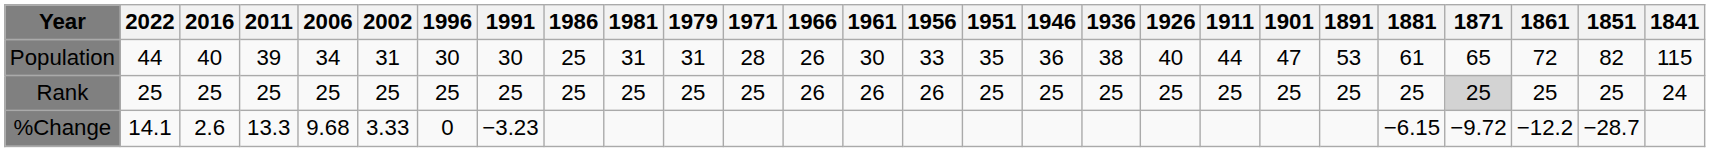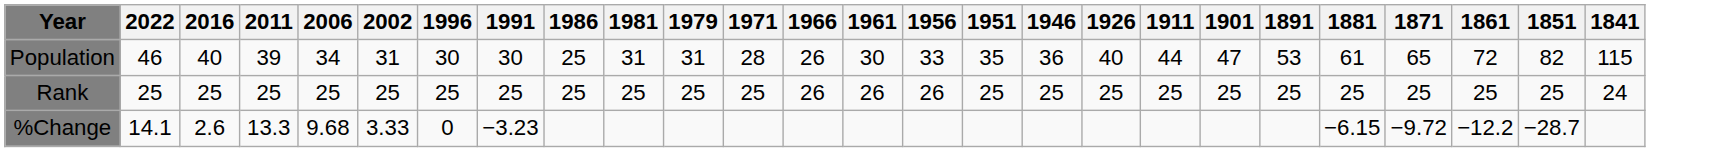- column: (1111, 22)
(150, 57) 44 -> (150, 57) 46
(1478, 92) lightgrey background -> (1419, 92) no background
